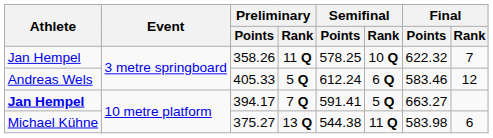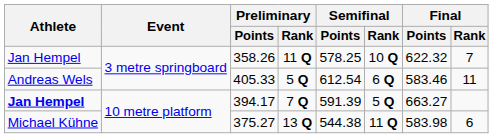(340, 79) 612.24 -> (340, 79) 612.54
(469, 79) 12 -> (469, 79) 11
(340, 101) 591.41 -> (340, 101) 591.39
